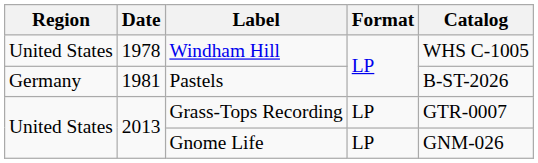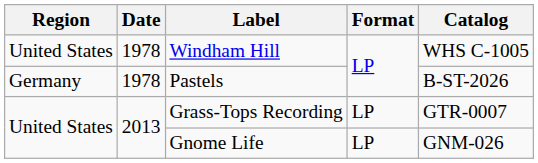(141, 81) 1981 -> (141, 81) 1978
